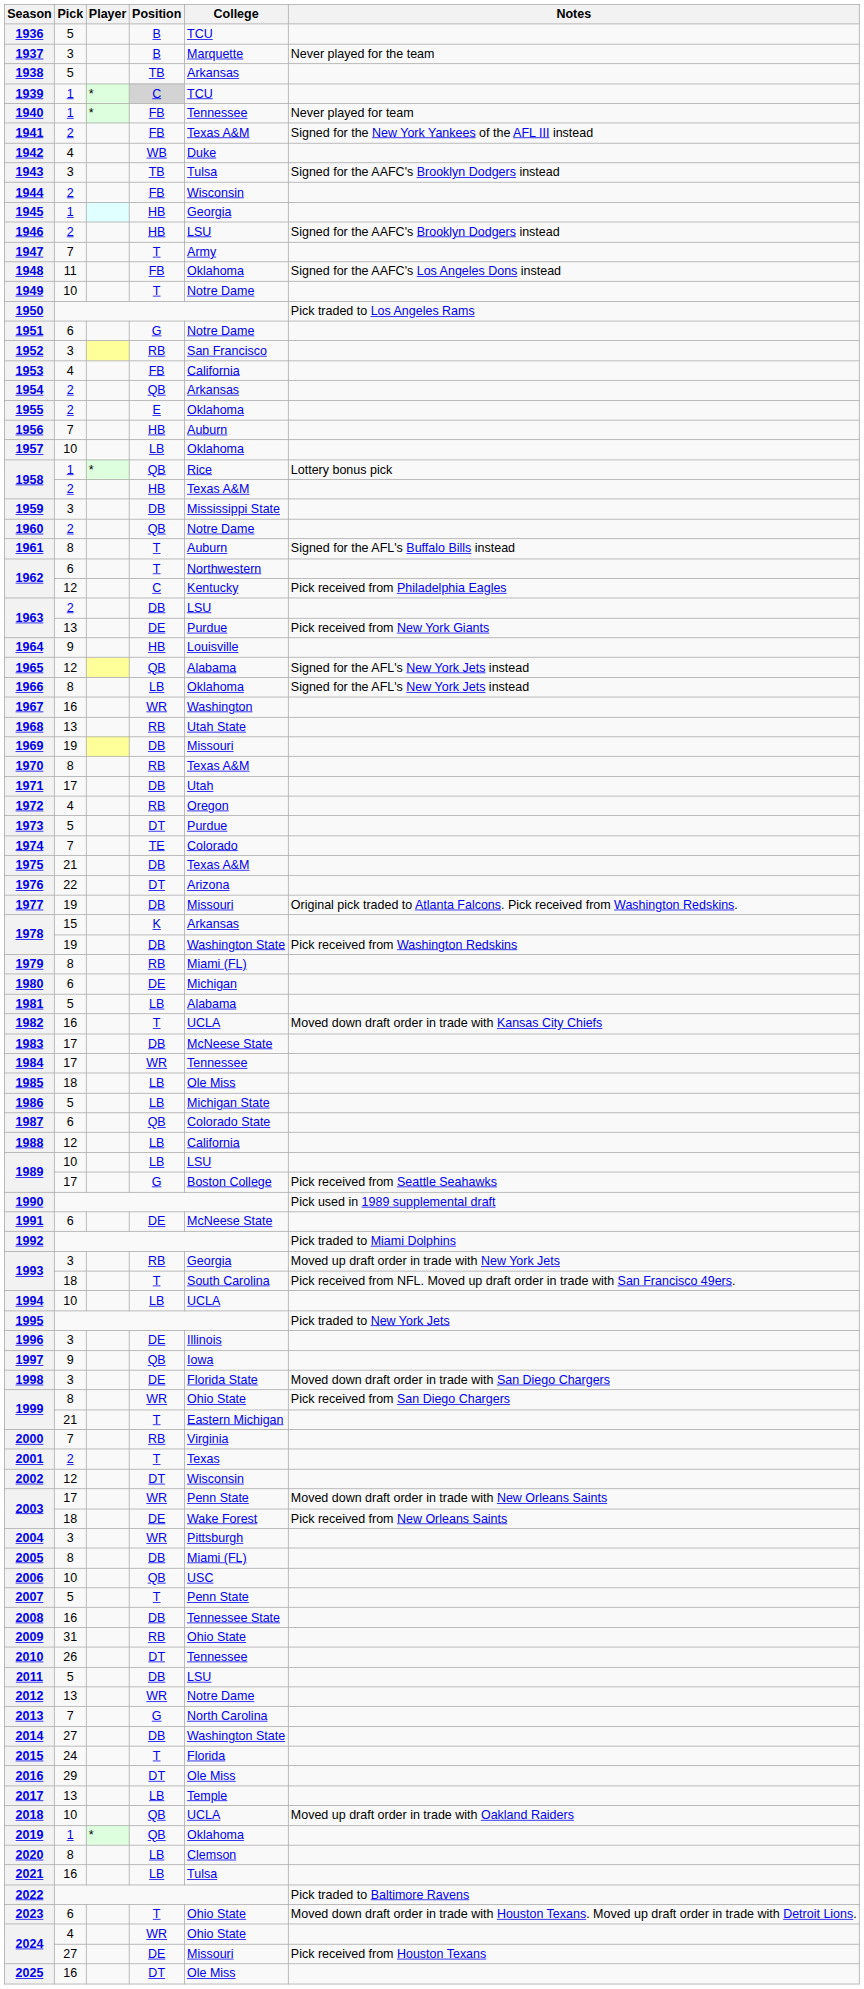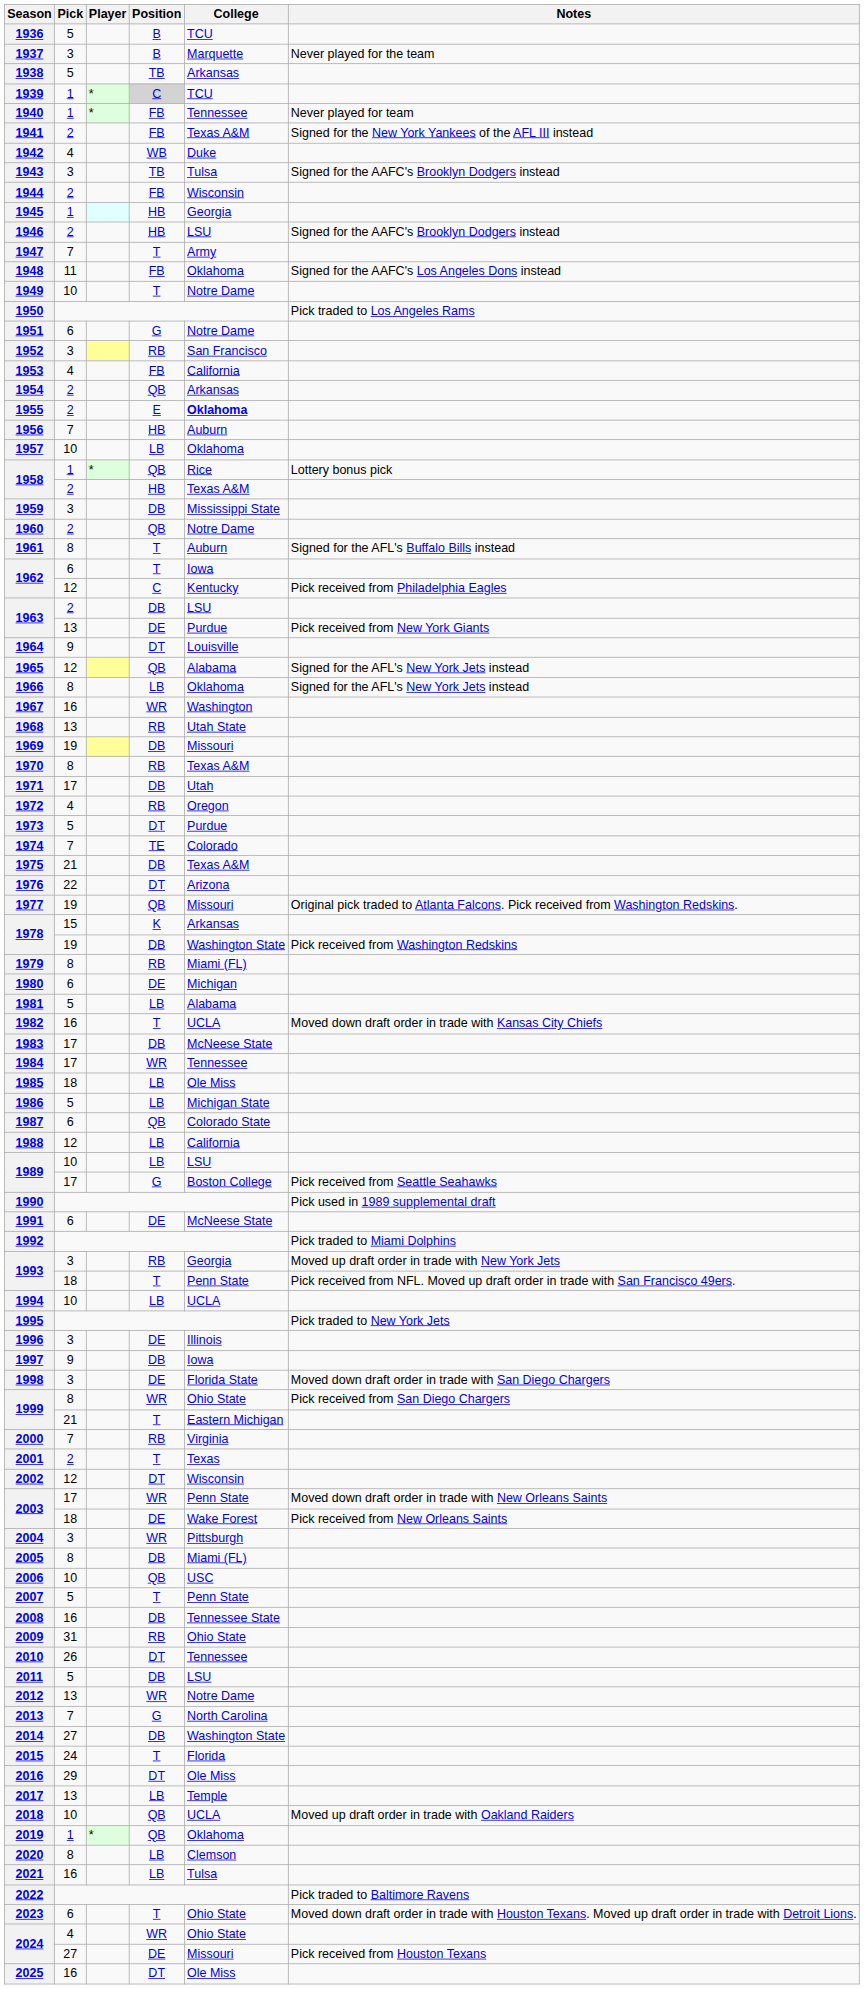(215, 410) normal -> (217, 410) bold
(224, 568) Northwestern -> (200, 568) Iowa
(157, 647) HB -> (157, 647) DT
(157, 905) DB -> (157, 905) QB
(228, 1281) South Carolina -> (218, 1281) Penn State
(157, 1360) QB -> (157, 1360) DB
